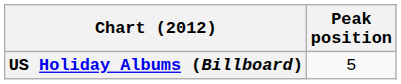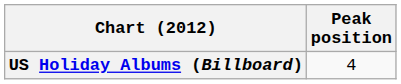(351, 65) 5 -> (351, 65) 4
